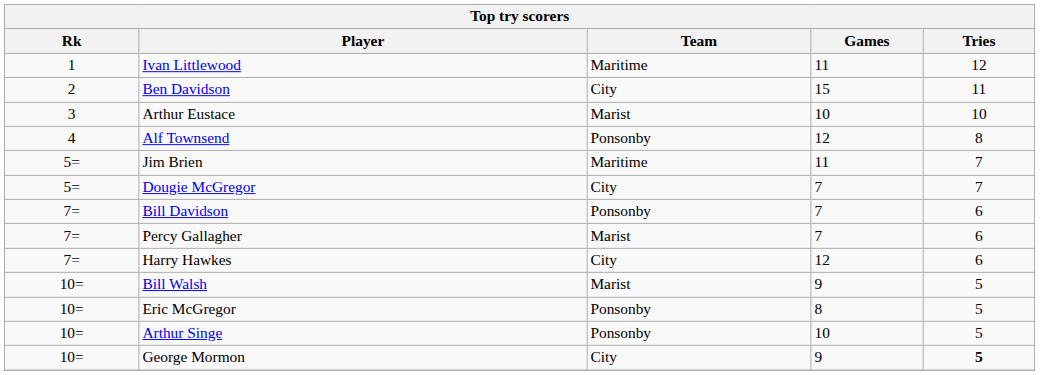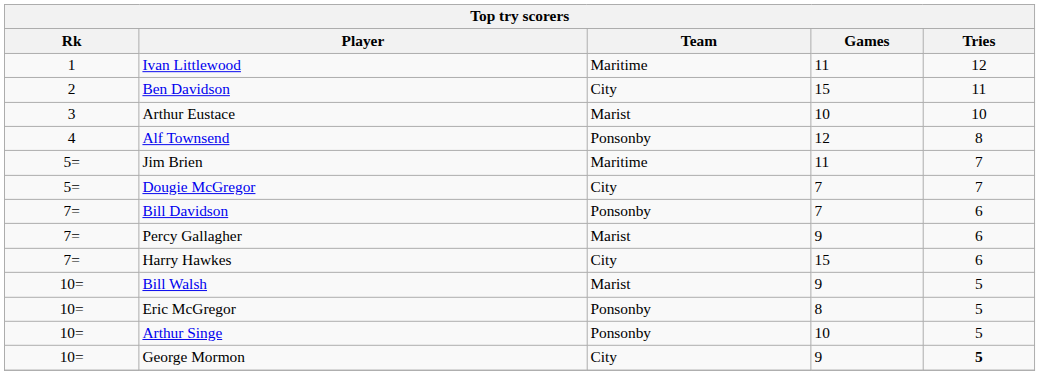(818, 235) 7 -> (818, 235) 9
(822, 260) 12 -> (822, 260) 15
